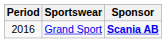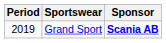(23, 29) 2016 -> (23, 29) 2019
